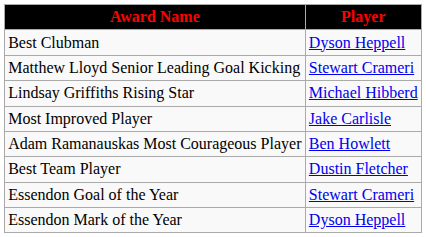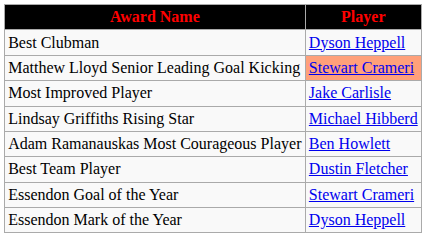(361, 67) no background -> (361, 67) lightsalmon background
rows swapped: (101, 93) <-> (80, 118)
